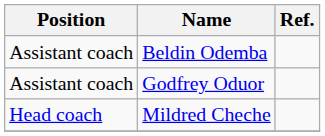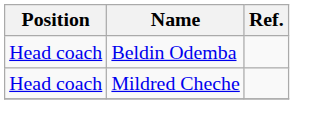(71, 51) Assistant coach -> (56, 51) Head coach
- row: (203, 83)
